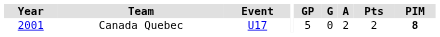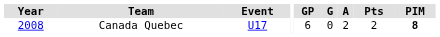(31, 25) 2001 -> (31, 25) 2008
(308, 25) 5 -> (308, 25) 6
